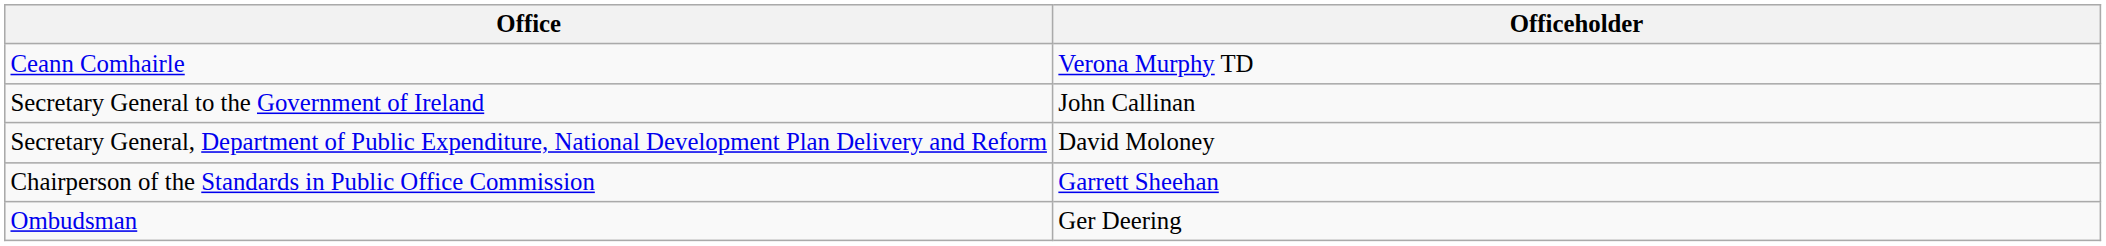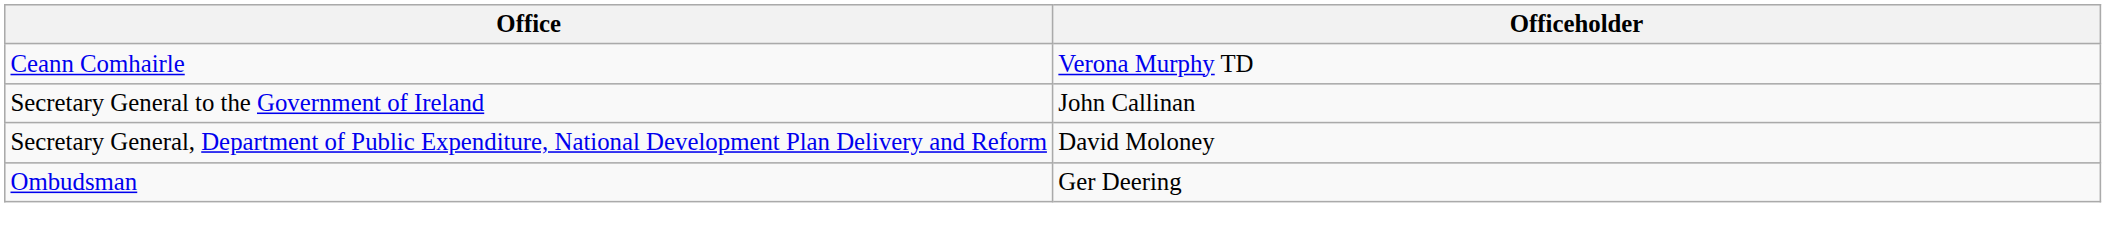- row: (303, 181)
